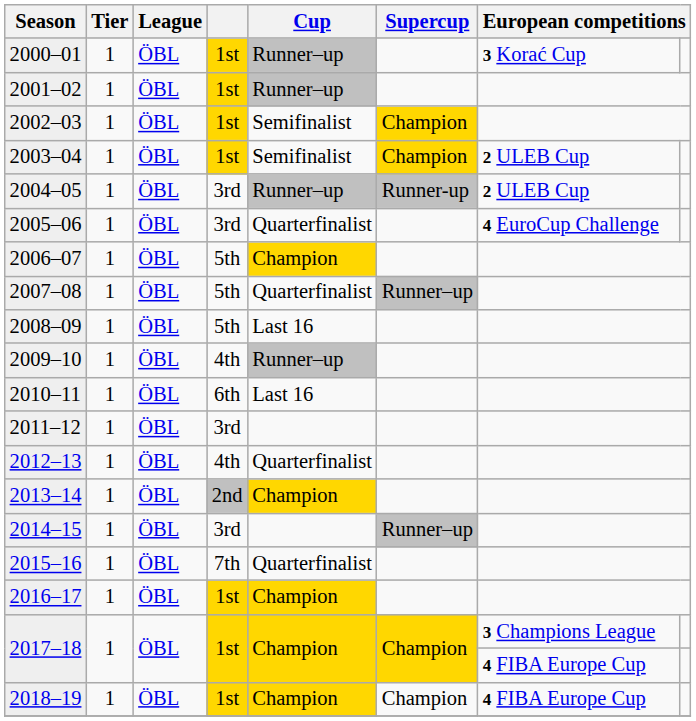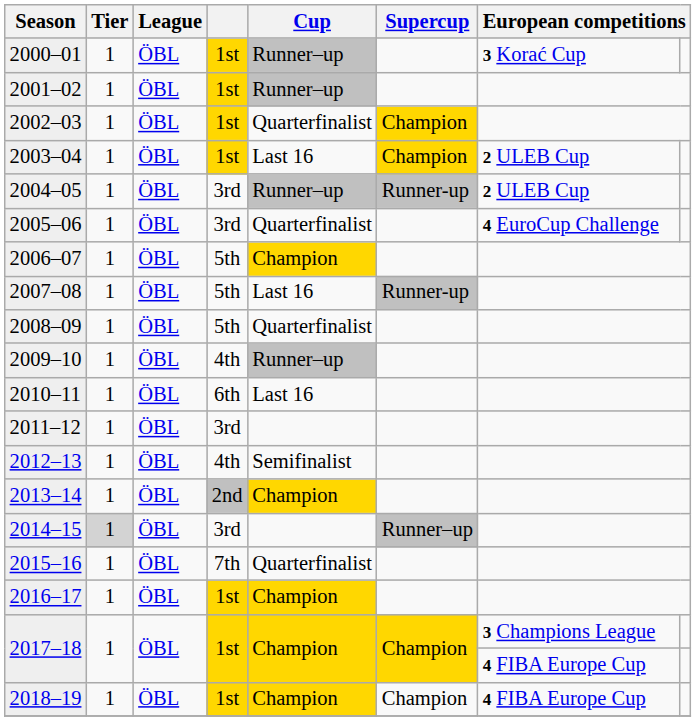(302, 122) Semifinalist -> (312, 122) Quarterfinalist
(302, 156) Semifinalist -> (283, 156) Last 16
(312, 292) Quarterfinalist -> (283, 292) Last 16
(427, 292) Runner–up -> (425, 292) Runner-up
(283, 325) Last 16 -> (312, 325) Quarterfinalist
(312, 461) Quarterfinalist -> (302, 461) Semifinalist
(110, 529) no background -> (110, 529) lightgrey background
